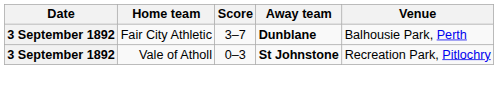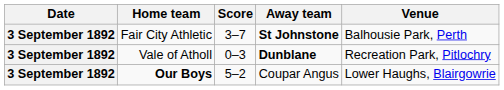(288, 34) Dunblane -> (299, 34) St Johnstone
(299, 54) St Johnstone -> (288, 54) Dunblane
+ row: (184, 74)
